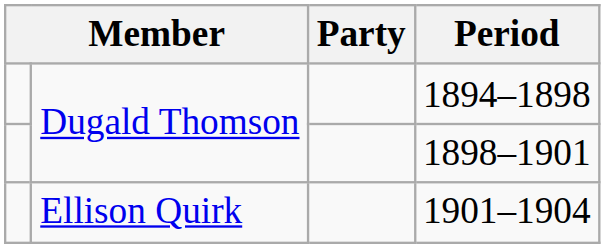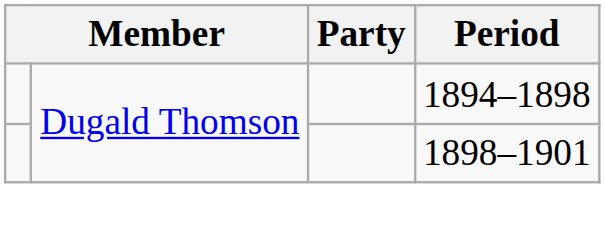- row: (507, 211)
